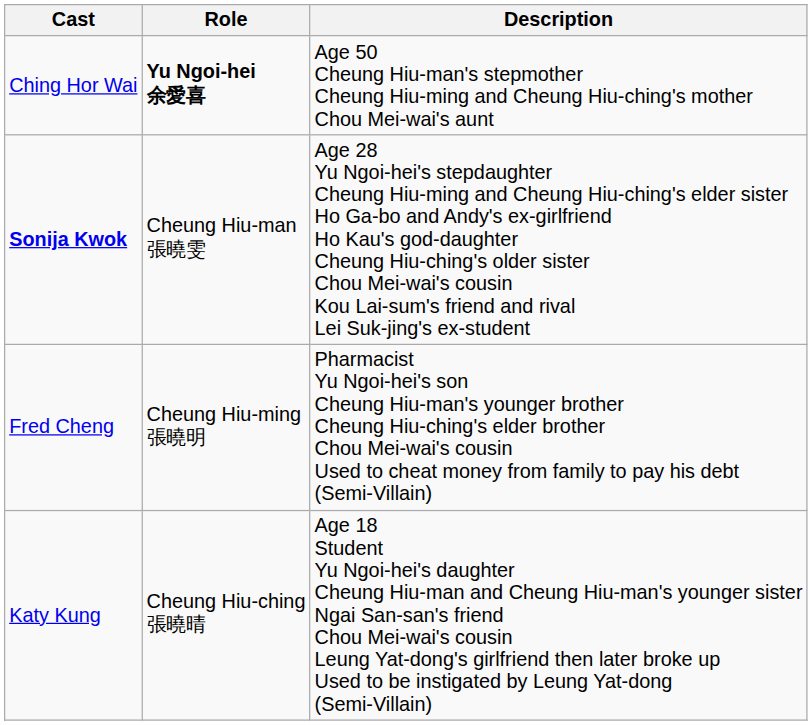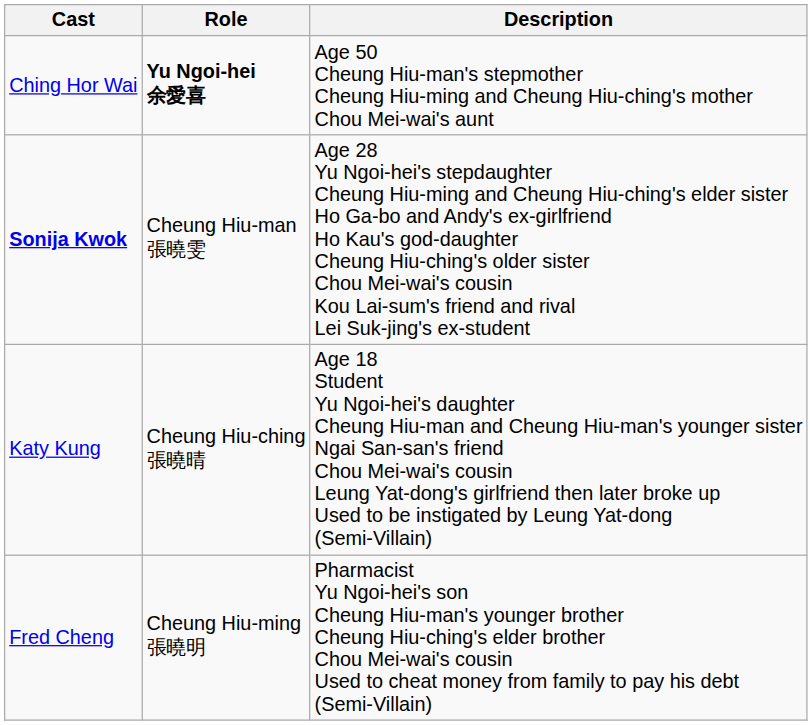rows swapped: (62, 427) <-> (55, 614)
